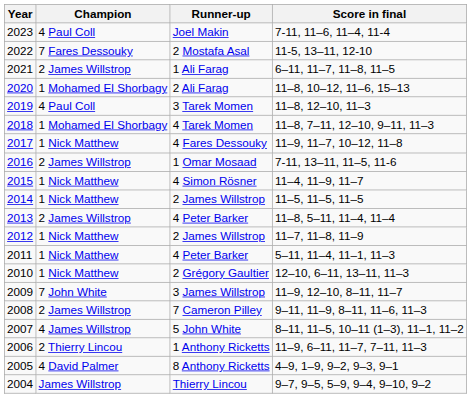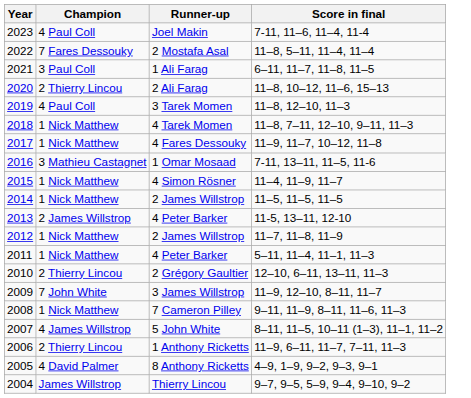(324, 51) 11-5, 13–11, 12-10 -> (314, 51) 11–8, 5–11, 11–4, 11–4
(85, 69) 2 James Willstrop -> (67, 69) 3 Paul Coll
(103, 88) 1 Mohamed El Shorbagy -> (80, 88) 2 Thierry Lincou
(103, 125) 1 Mohamed El Shorbagy -> (79, 125) 1 Nick Matthew
(85, 162) 2 James Willstrop -> (93, 162) 3 Mathieu Castagnet
(335, 218) 11–8, 5–11, 11–4, 11–4 -> (303, 218) 11-5, 13–11, 12-10
(79, 273) 1 Nick Matthew -> (80, 273) 2 Thierry Lincou
(85, 310) 2 James Willstrop -> (79, 310) 1 Nick Matthew
